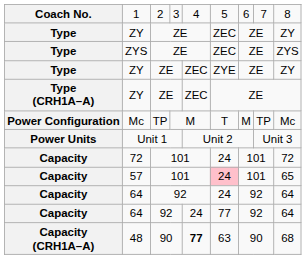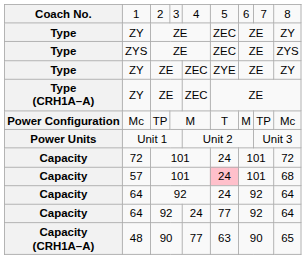(288, 176) 65 -> (288, 176) 68
(196, 239) bold -> (196, 239) normal
(288, 239) 68 -> (288, 239) 65
